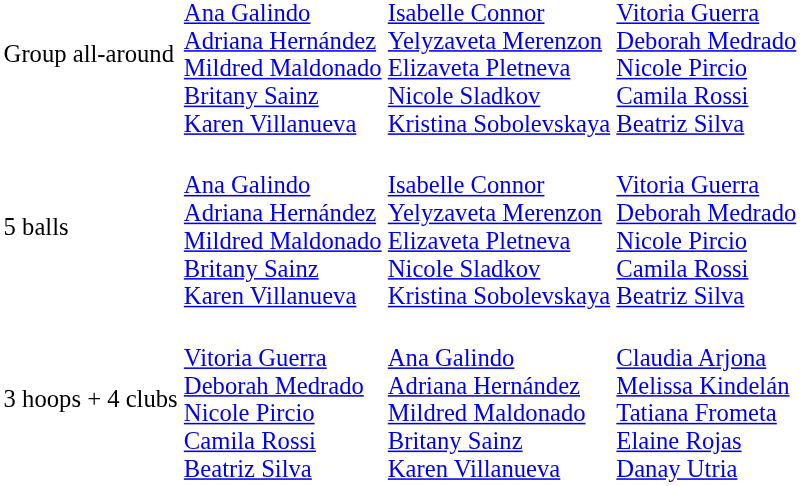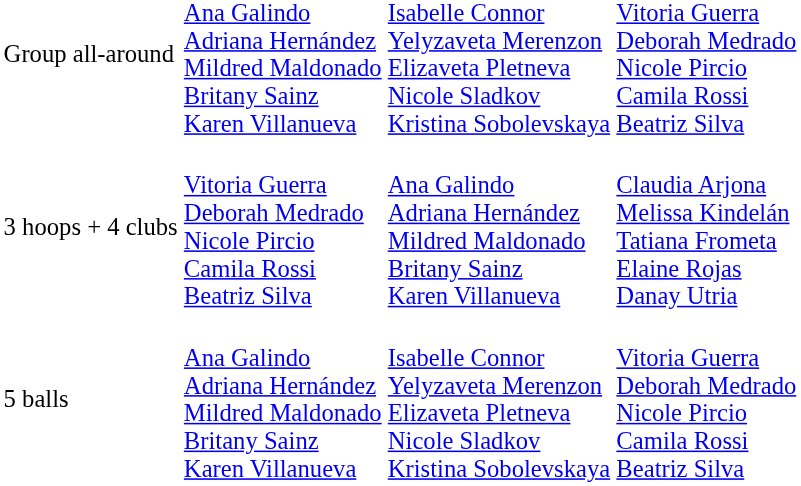rows swapped: (36, 226) <-> (91, 399)
